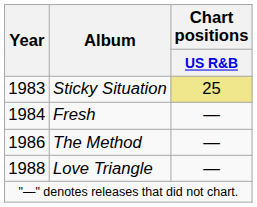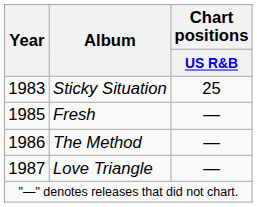(211, 89) khaki background -> (211, 89) no background
(27, 115) 1984 -> (27, 115) 1985
(27, 168) 1988 -> (27, 168) 1987
